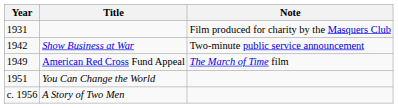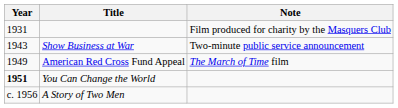(17, 45) 1942 -> (17, 45) 1943
(17, 78) normal -> (17, 78) bold
